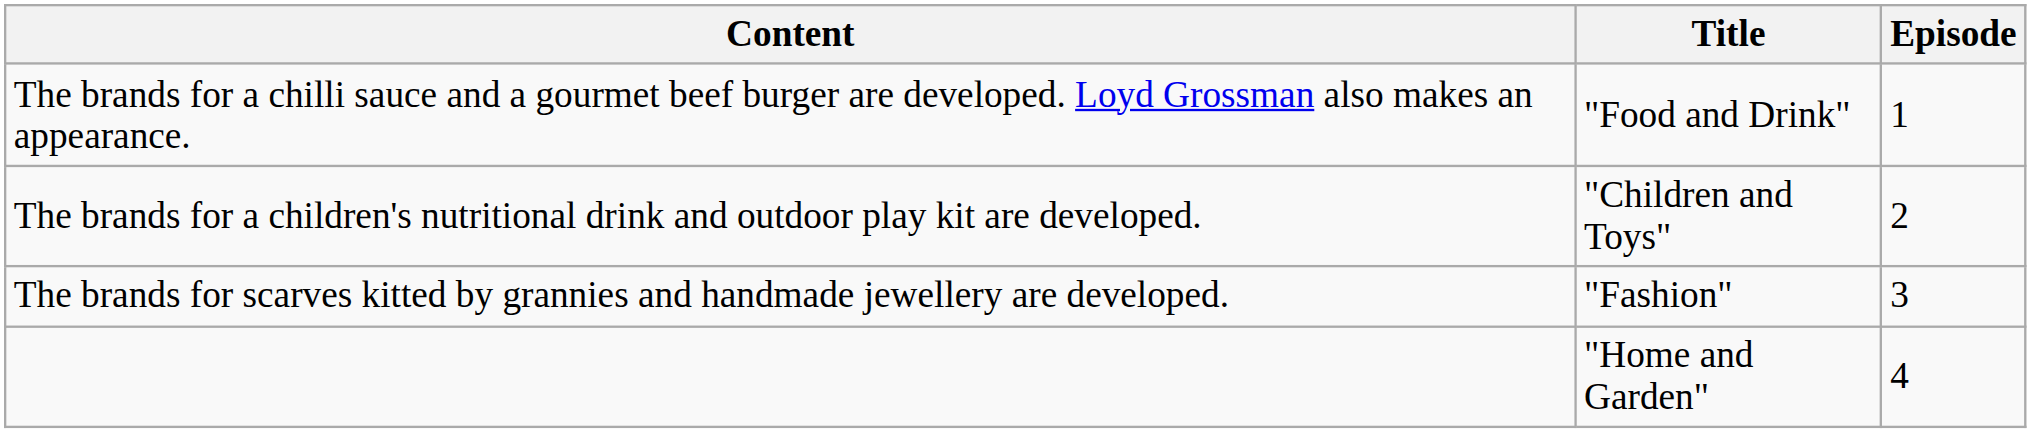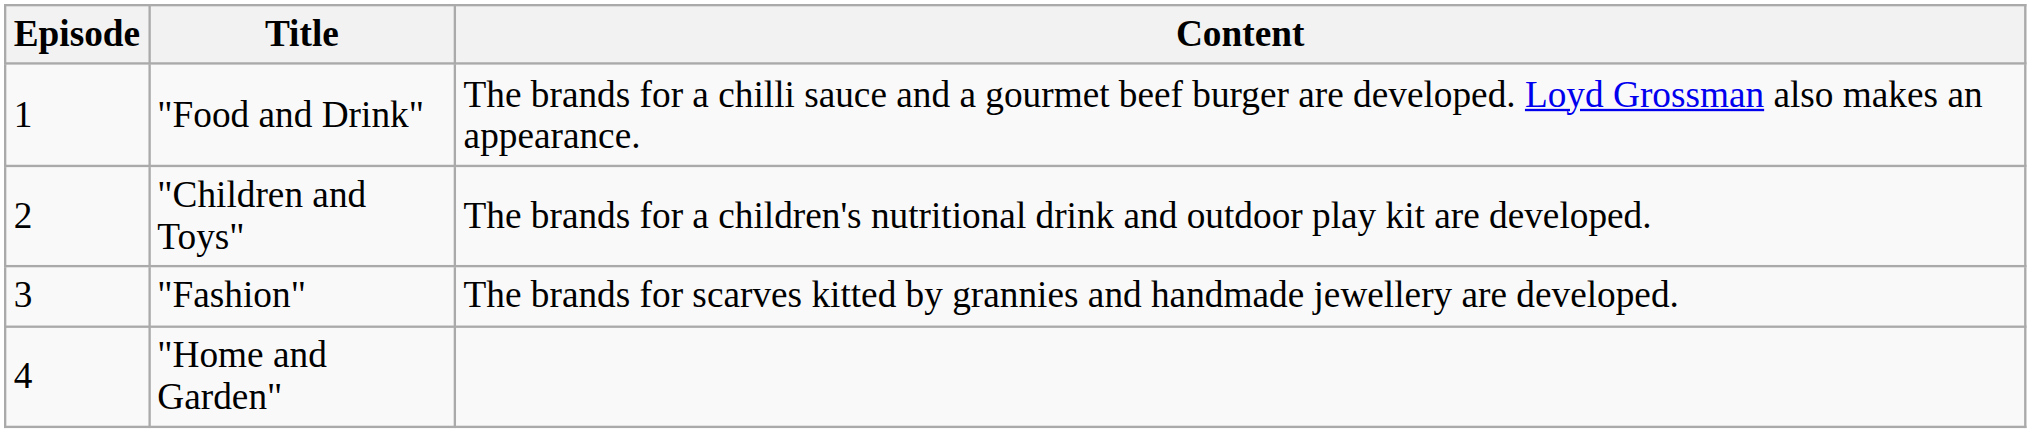columns swapped: (1953, 34) <-> (790, 34)
